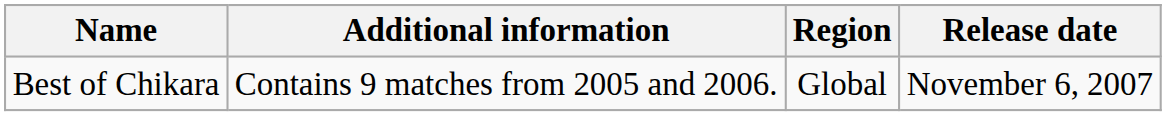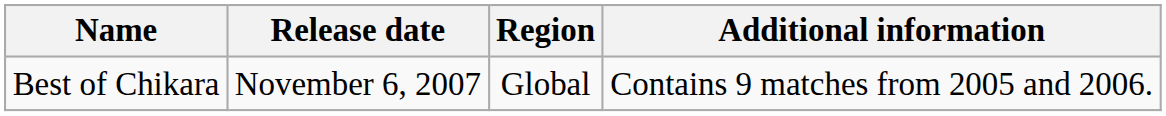columns swapped: (1030, 30) <-> (506, 30)
